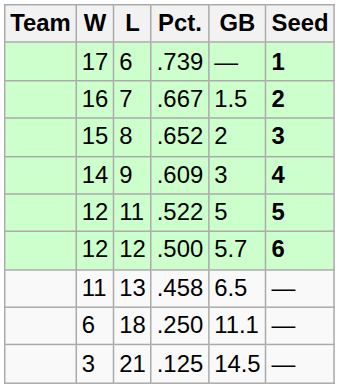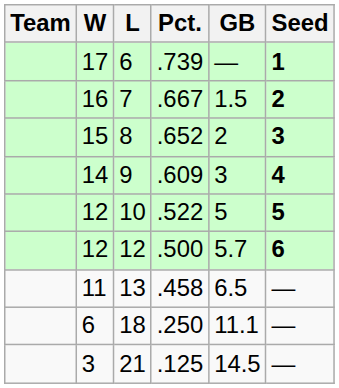(132, 212) 11 -> (133, 212) 10
